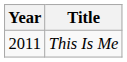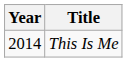(25, 43) 2011 -> (25, 43) 2014
